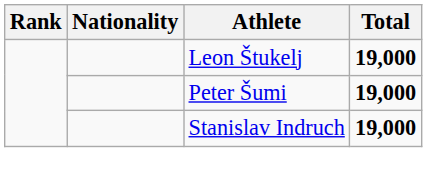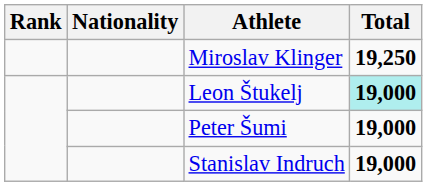+ row: (265, 57)
(386, 57) no background -> (386, 92) paleturquoise background
